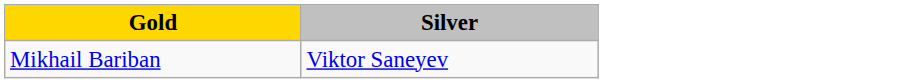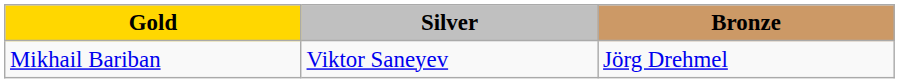+ column: (746, 22)
